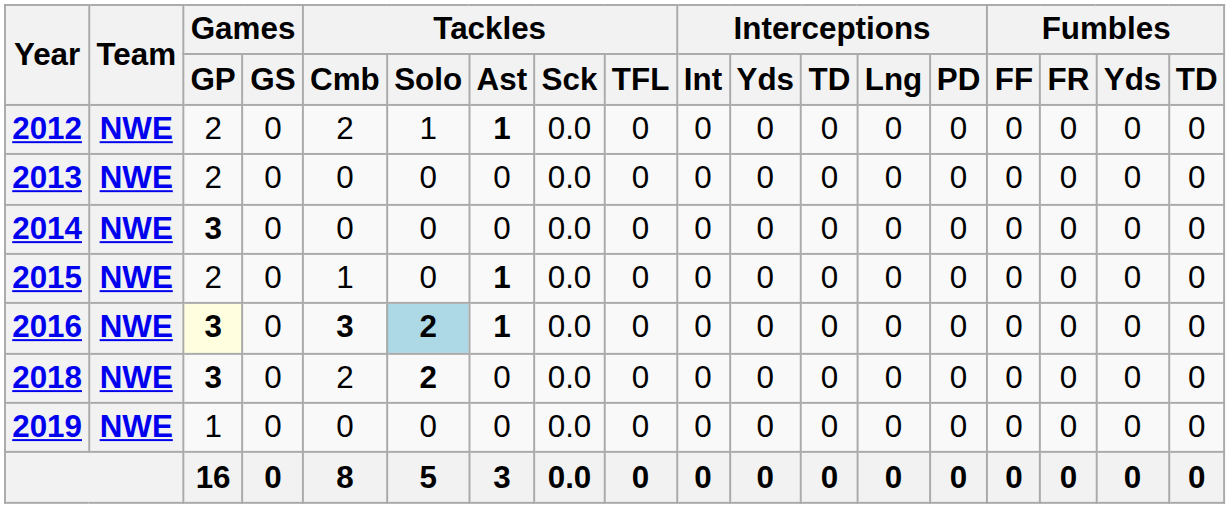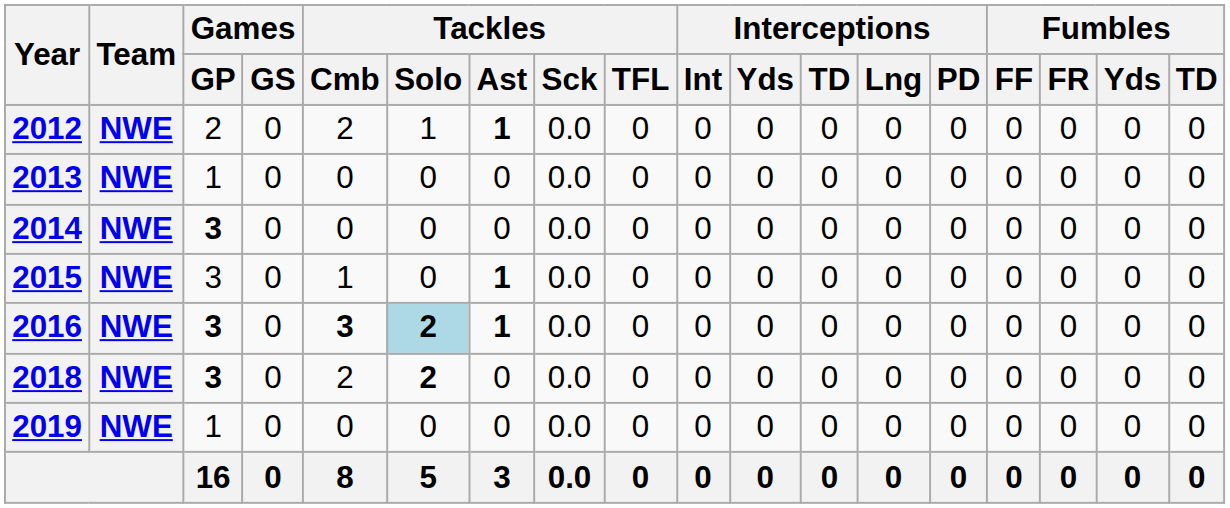(213, 178) 2 -> (213, 178) 1
(213, 278) 2 -> (213, 278) 3
(213, 327) lightyellow background -> (213, 327) no background
